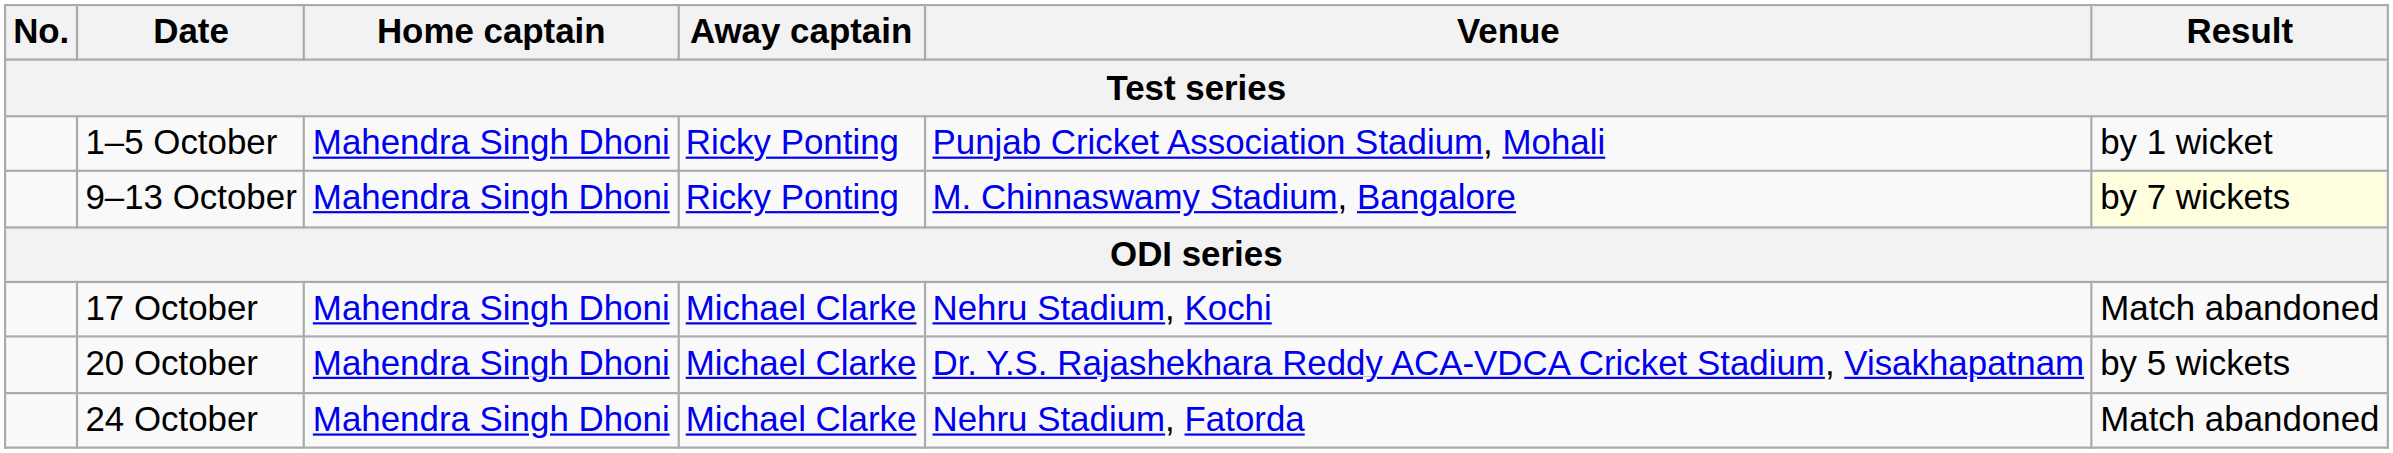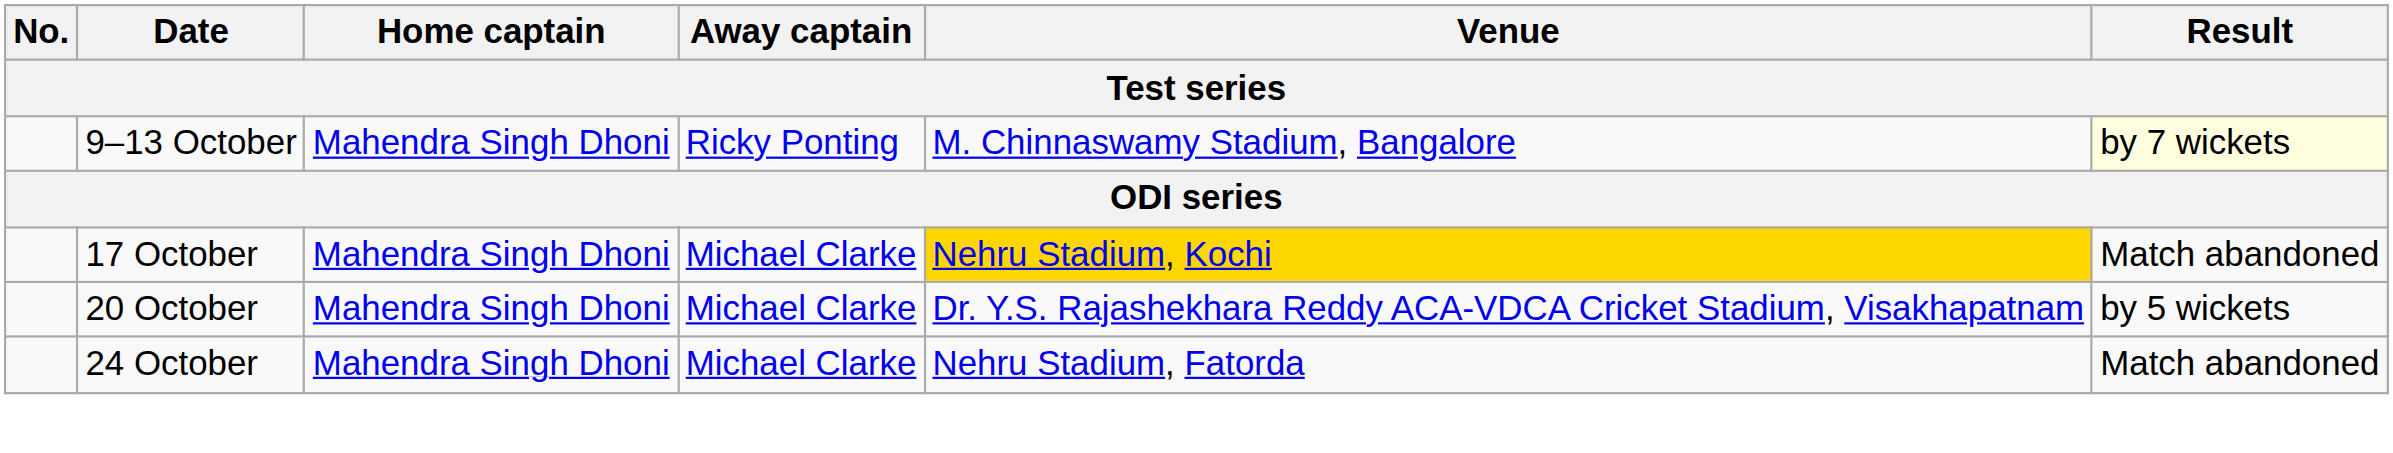- row: (181, 142)
(1102, 308) no background -> (1102, 253) gold background
